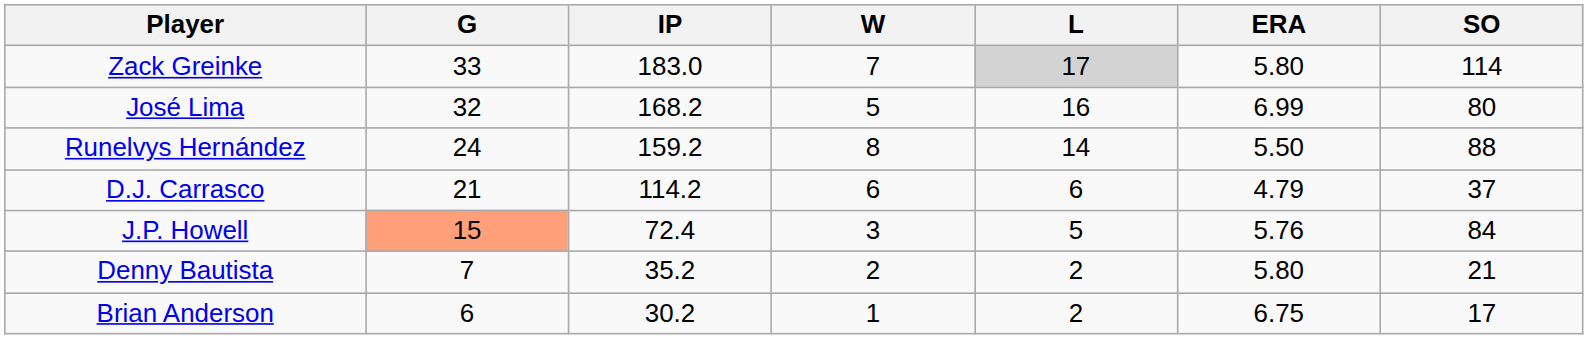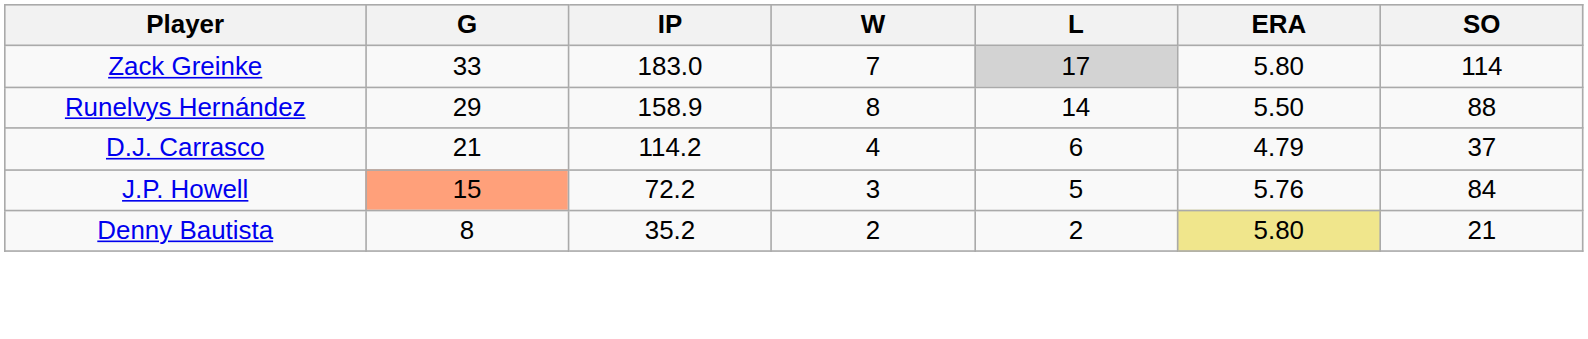- row: (185, 107)
(467, 148) 24 -> (467, 107) 29
(670, 148) 159.2 -> (670, 107) 158.9
(873, 189) 6 -> (873, 148) 4
(670, 230) 72.4 -> (670, 189) 72.2
(467, 271) 7 -> (467, 230) 8
(1279, 271) no background -> (1279, 230) khaki background
- row: (185, 312)
